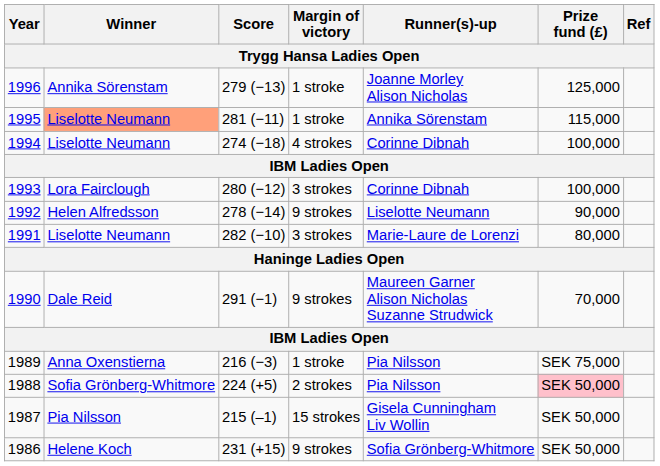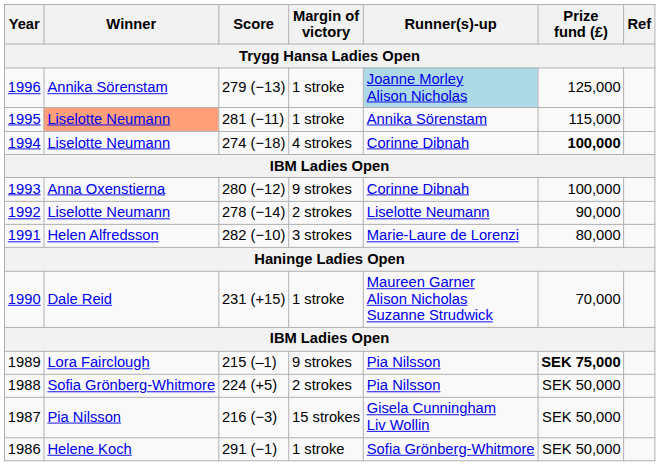(417, 87) no background -> (417, 87) lightblue background
(593, 142) normal -> (594, 142) bold
(99, 189) Lora Fairclough -> (106, 189) Anna Oxenstierna
(322, 189) 3 strokes -> (322, 189) 9 strokes
(103, 212) Helen Alfredsson -> (109, 212) Liselotte Neumann
(322, 212) 9 strokes -> (322, 212) 2 strokes
(109, 236) Liselotte Neumann -> (103, 236) Helen Alfredsson
(250, 299) 291 (−1) -> (254, 299) 231 (+15)
(322, 299) 9 strokes -> (318, 299) 1 stroke
(106, 362) Anna Oxenstierna -> (99, 362) Lora Fairclough
(250, 362) 216 (−3) -> (249, 362) 215 (–1)
(318, 362) 1 stroke -> (322, 362) 9 strokes
(581, 362) normal -> (581, 362) bold
(581, 385) pink background -> (581, 385) no background
(249, 417) 215 (–1) -> (250, 417) 216 (−3)
(254, 449) 231 (+15) -> (250, 449) 291 (−1)
(322, 449) 9 strokes -> (318, 449) 1 stroke
